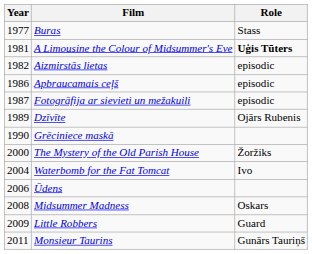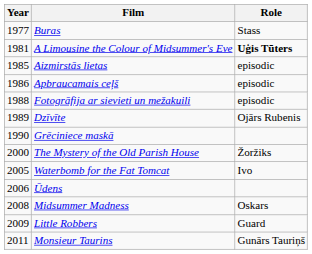(18, 65) 1982 -> (18, 65) 1985
(18, 100) 1987 -> (18, 100) 1988
(18, 170) 2004 -> (18, 170) 2005
